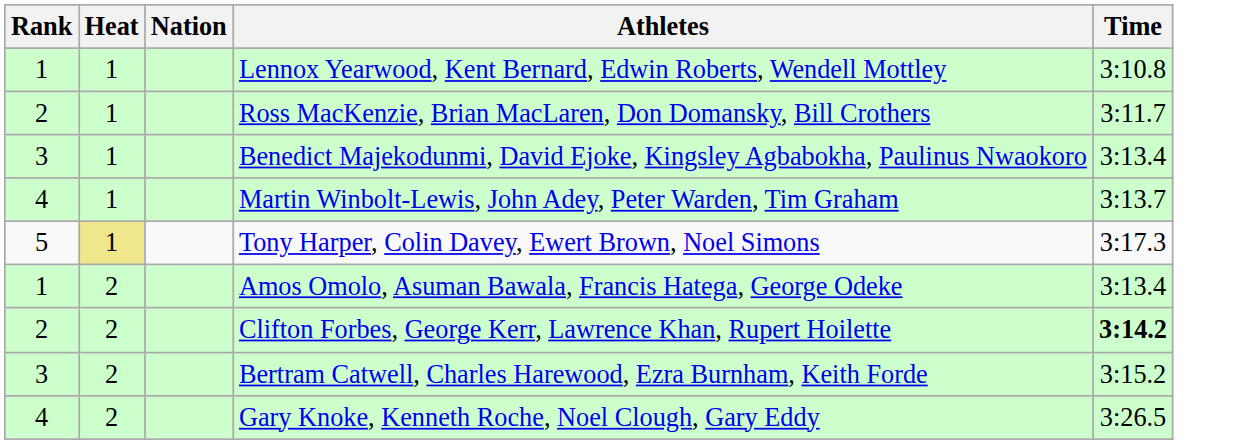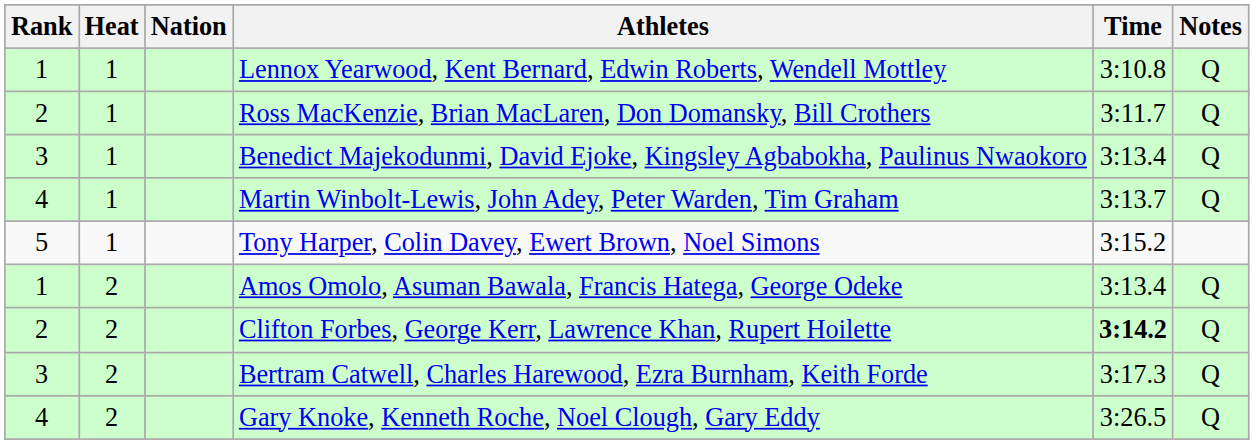+ column: (1211, 26)
(112, 243) khaki background -> (112, 243) no background
(1133, 243) 3:17.3 -> (1133, 243) 3:15.2
(1133, 373) 3:15.2 -> (1133, 373) 3:17.3
